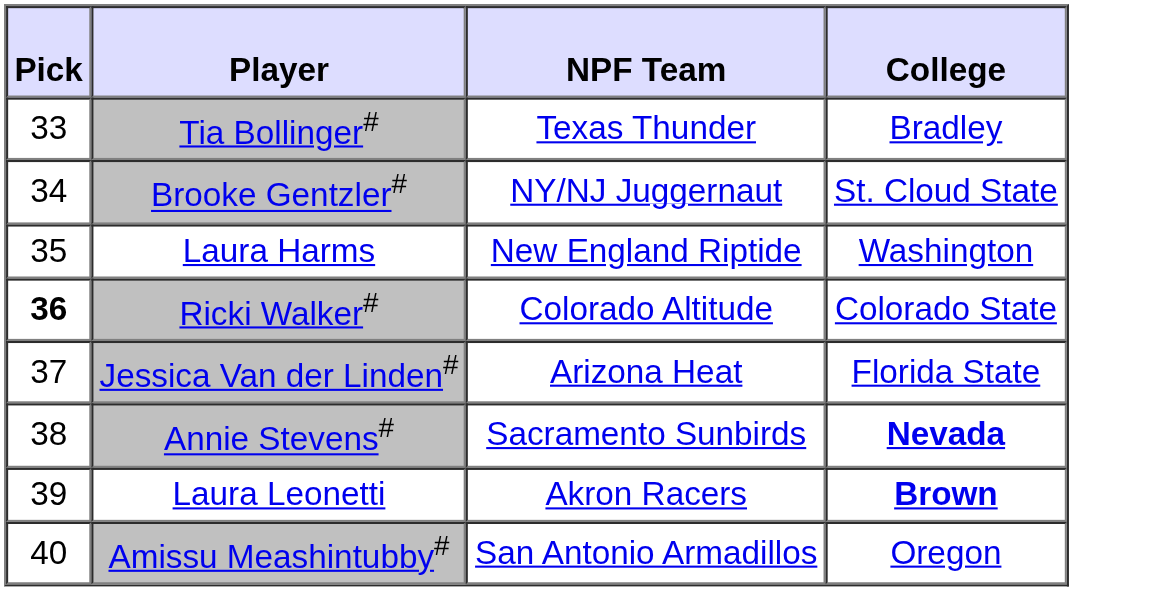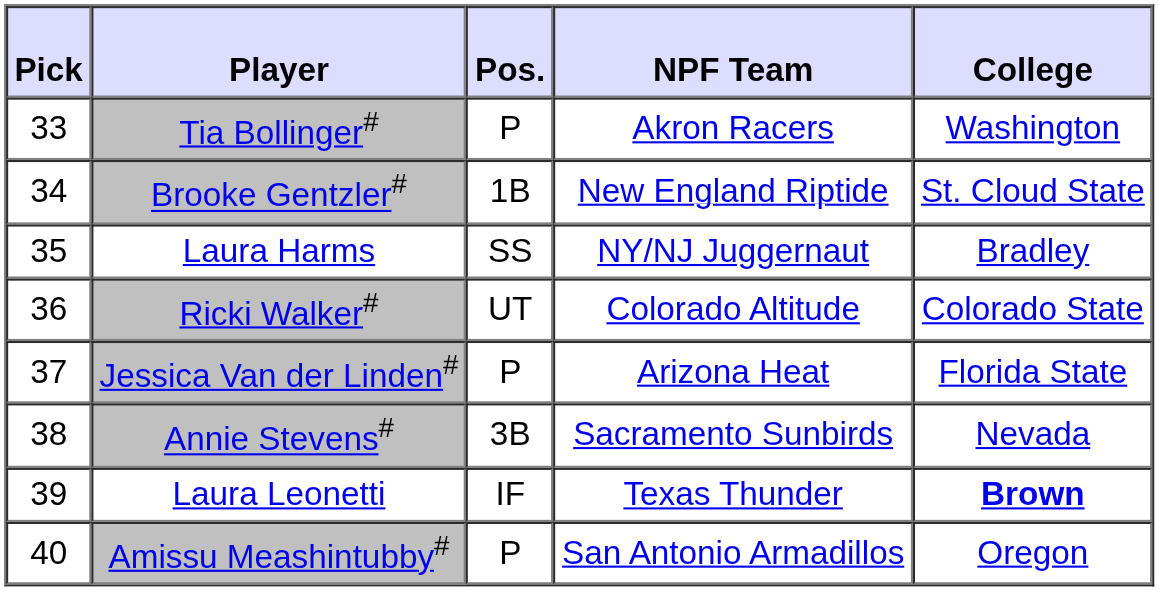+ column: (510, 70)
(646, 128) Texas Thunder -> (733, 128) Akron Racers
(946, 128) Bradley -> (1033, 128) Washington
(646, 191) NY/NJ Juggernaut -> (733, 191) New England Riptide
(646, 250) New England Riptide -> (733, 250) NY/NJ Juggernaut
(946, 250) Washington -> (1033, 250) Bradley
(49, 308) bold -> (49, 308) normal
(946, 434) bold -> (1033, 434) normal
(646, 493) Akron Racers -> (733, 493) Texas Thunder
